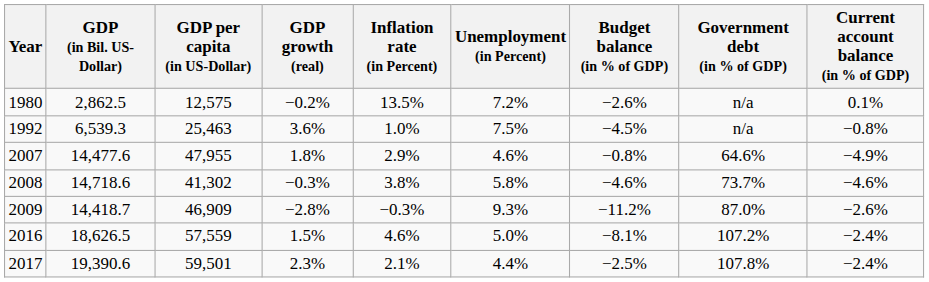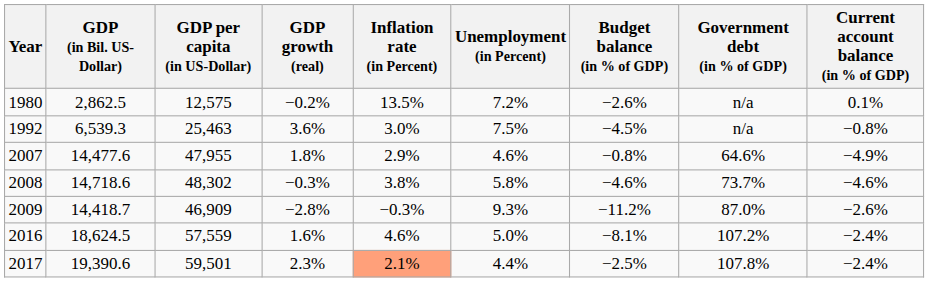(402, 128) 1.0% -> (402, 128) 3.0%
(208, 182) 41,302 -> (208, 182) 48,302
(100, 236) 18,626.5 -> (100, 236) 18,624.5
(307, 236) 1.5% -> (307, 236) 1.6%
(402, 263) no background -> (402, 263) lightsalmon background
